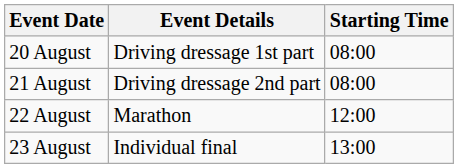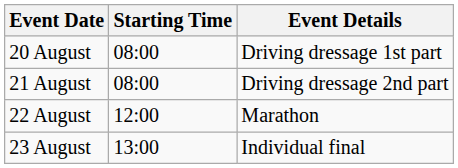columns swapped: (389, 20) <-> (217, 20)
